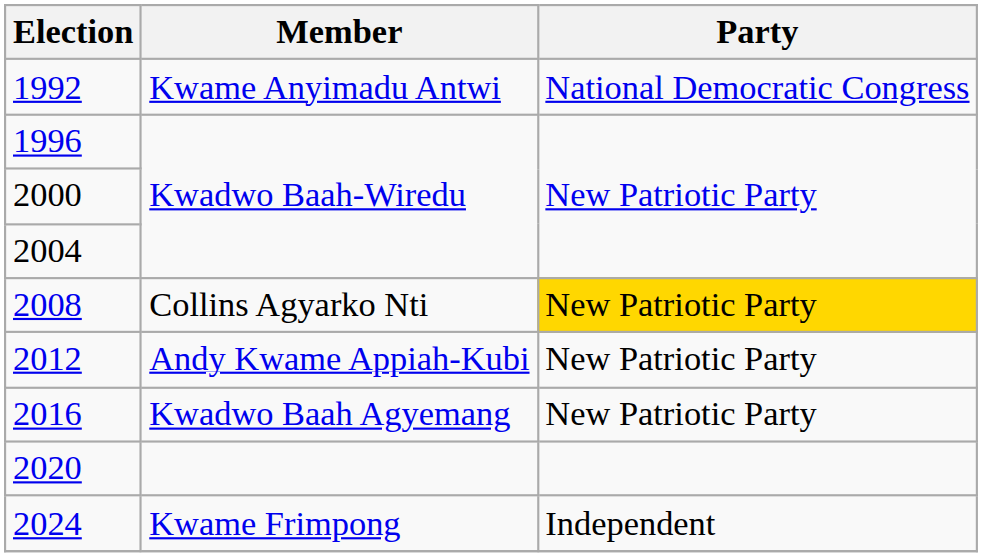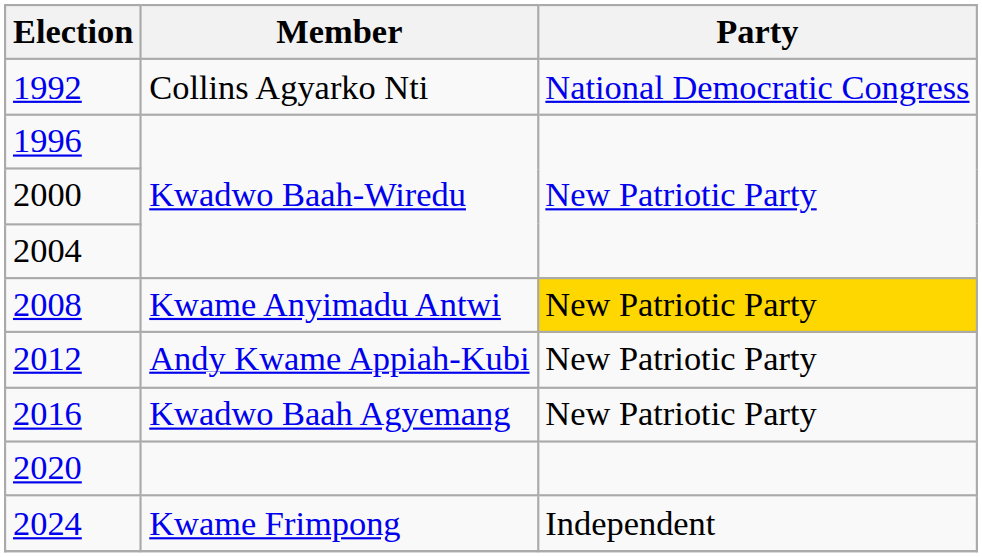(325, 86) Kwame Anyimadu Antwi -> (289, 86) Collins Agyarko Nti
(289, 304) Collins Agyarko Nti -> (325, 304) Kwame Anyimadu Antwi
